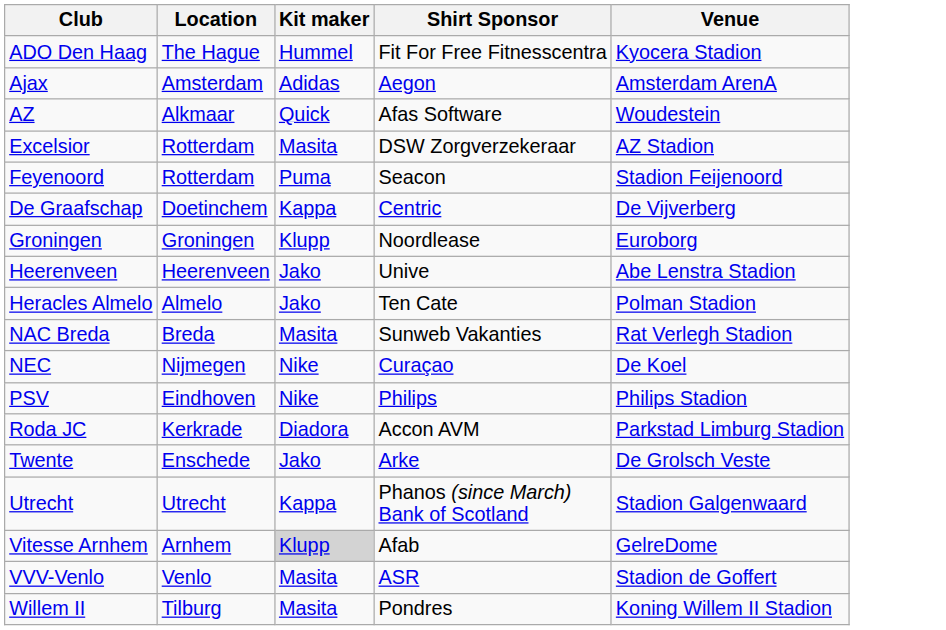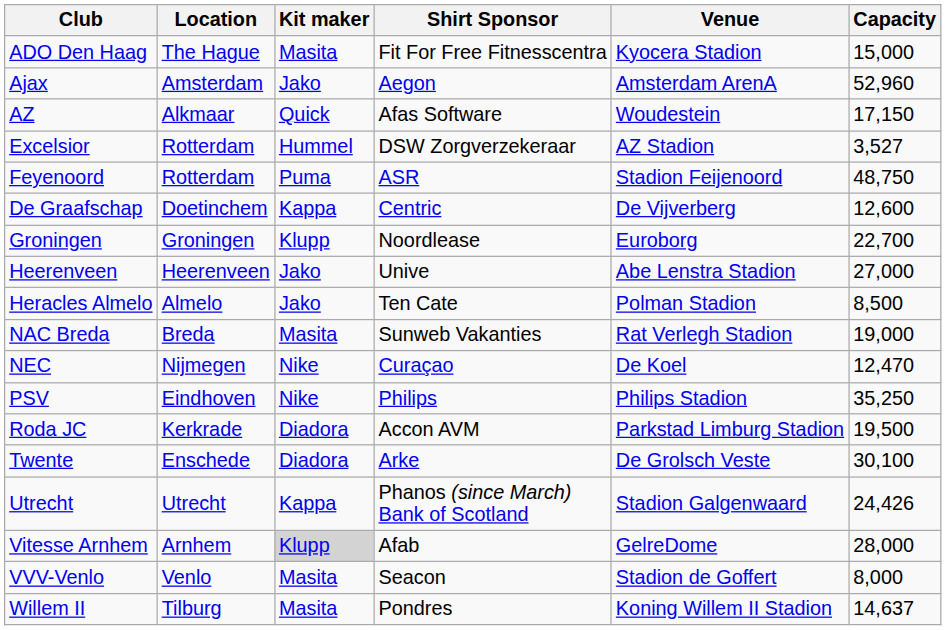+ column: (895, 20)
(316, 51) Hummel -> (308, 51) Masita
(309, 83) Adidas -> (300, 83) Jako
(308, 146) Masita -> (316, 146) Hummel
(412, 177) Seacon -> (399, 177) ASR
(300, 460) Jako -> (314, 460) Diadora
(399, 577) ASR -> (412, 577) Seacon
